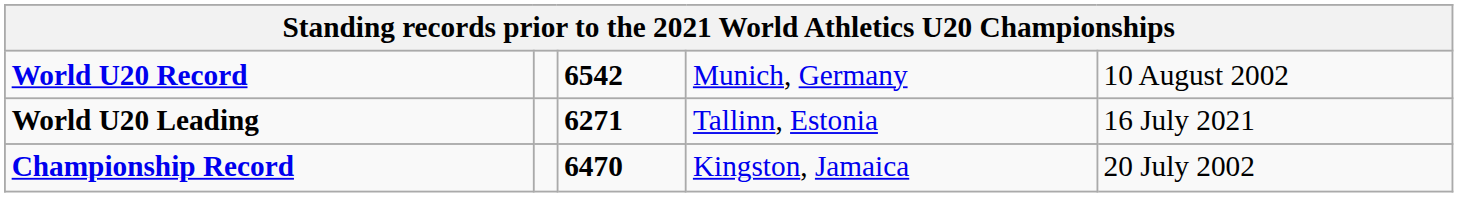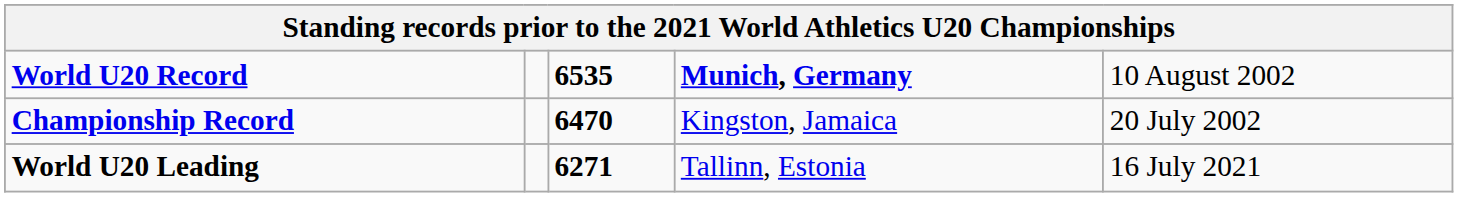(593, 74) 6542 -> (584, 74) 6535
(800, 74) normal -> (796, 74) bold
rows swapped: (153, 167) <-> (135, 120)
